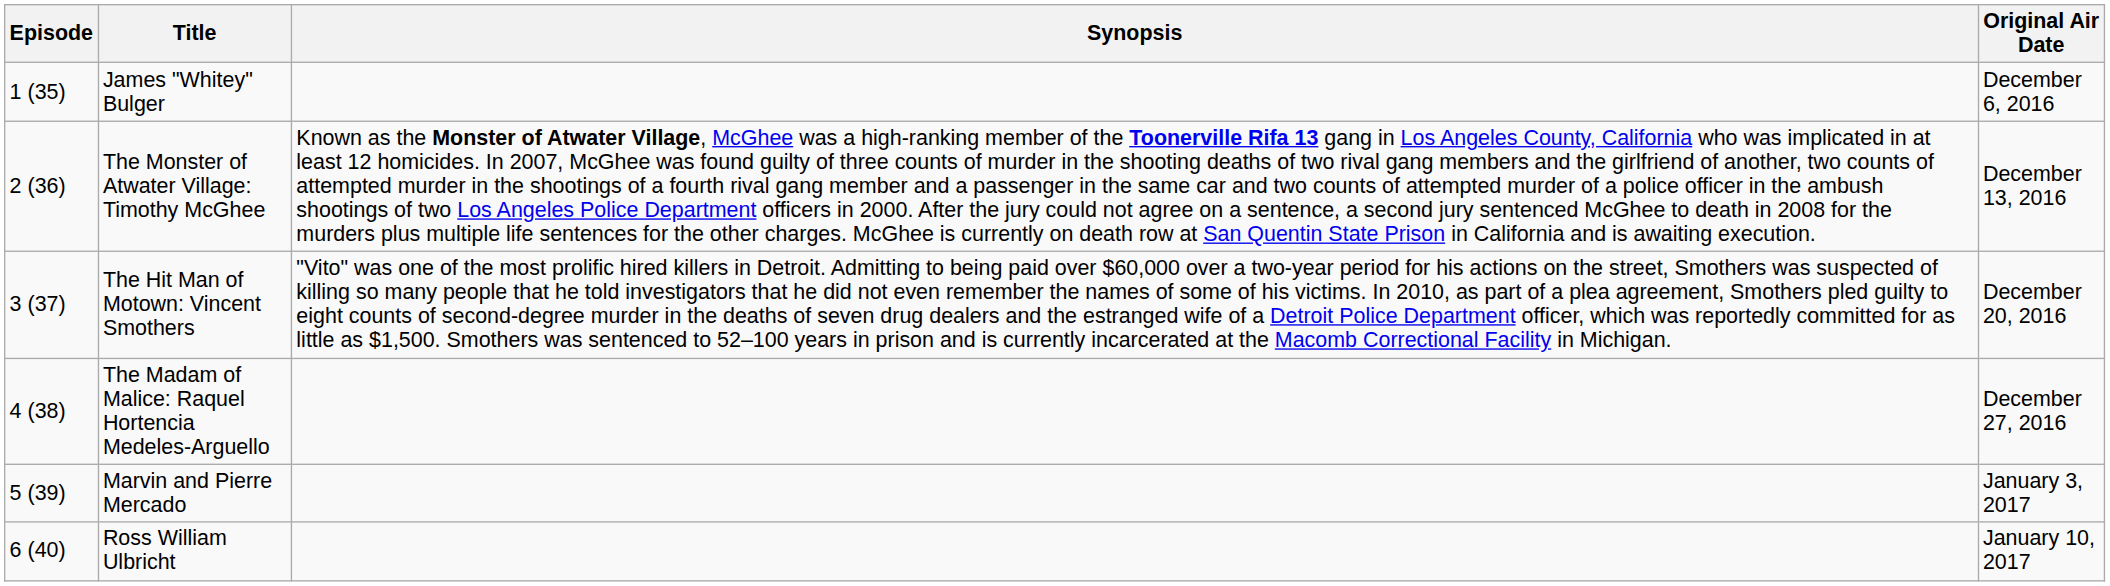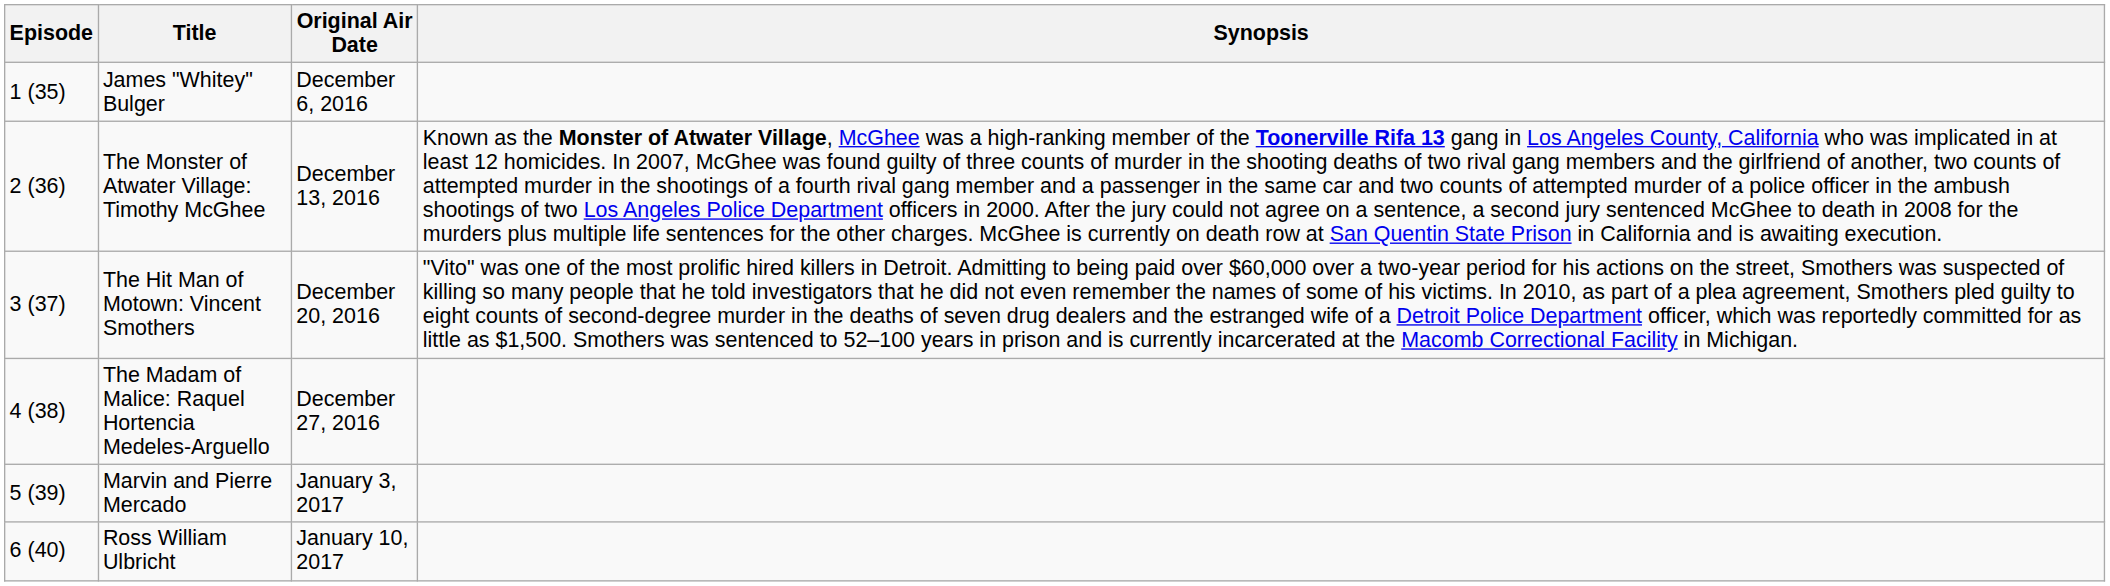columns swapped: (2041, 33) <-> (1135, 33)
